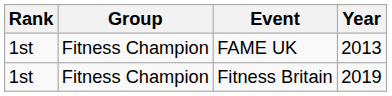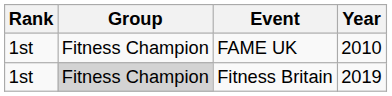(361, 47) 2013 -> (361, 47) 2010
(135, 76) no background -> (135, 76) lightgrey background
